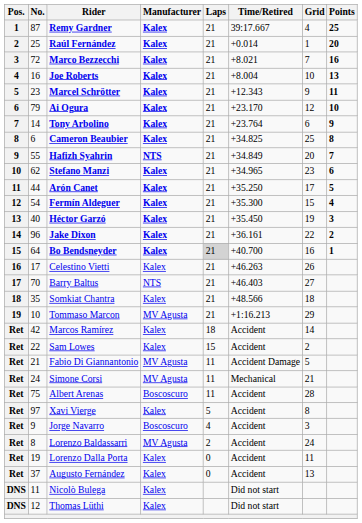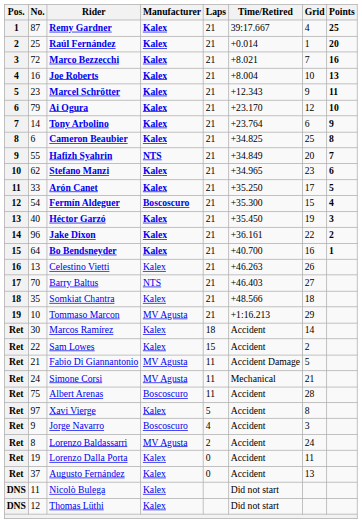(35, 187) 44 -> (35, 187) 33
(155, 203) Kalex -> (166, 203) Boscoscuro
(211, 251) lightgrey background -> (211, 251) no background
(35, 266) 17 -> (35, 266) 13
(35, 330) 42 -> (35, 330) 30
